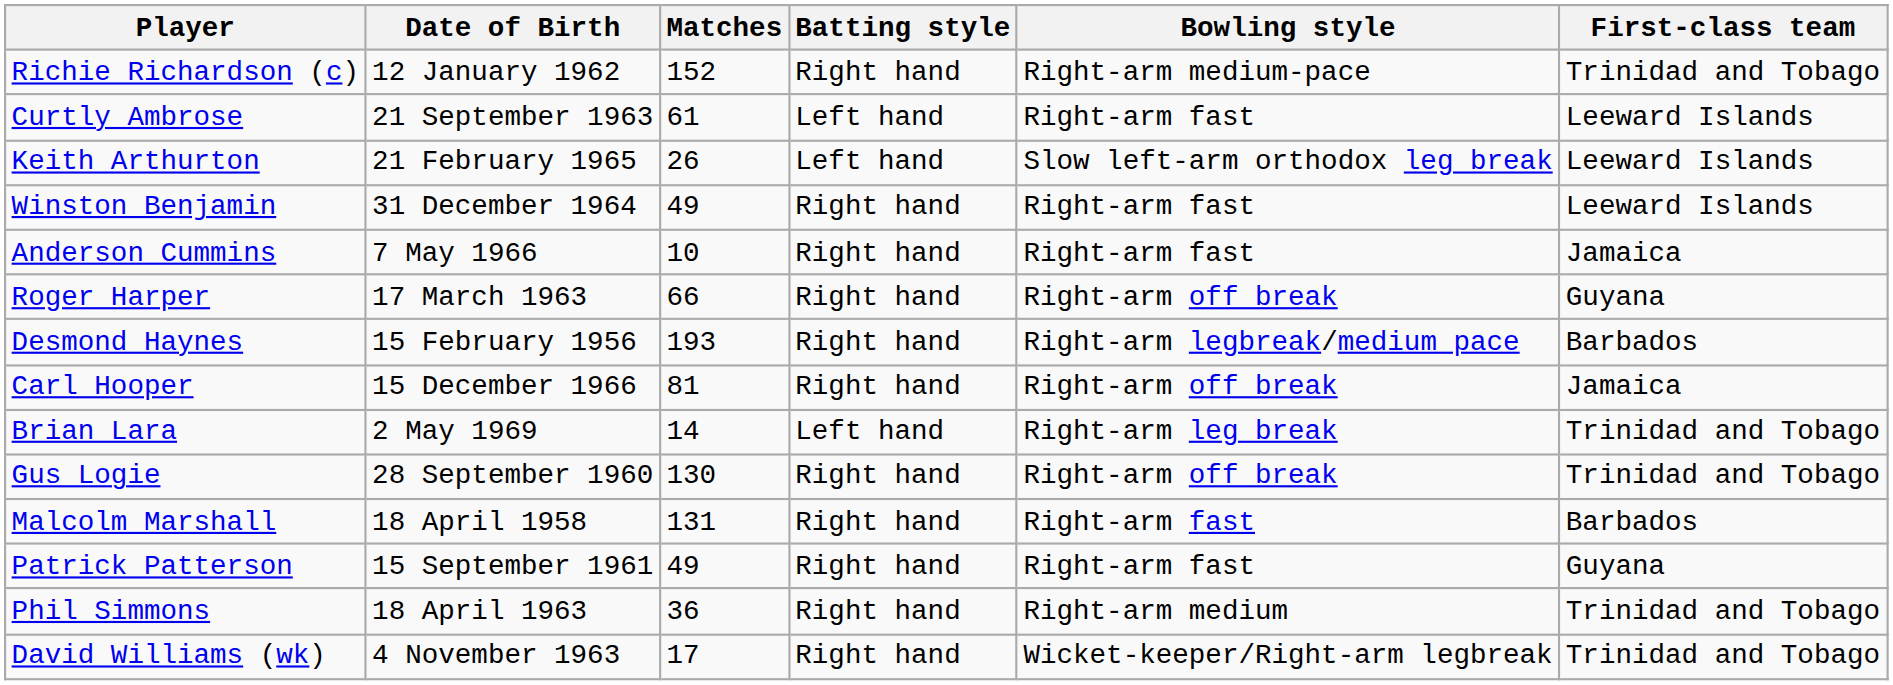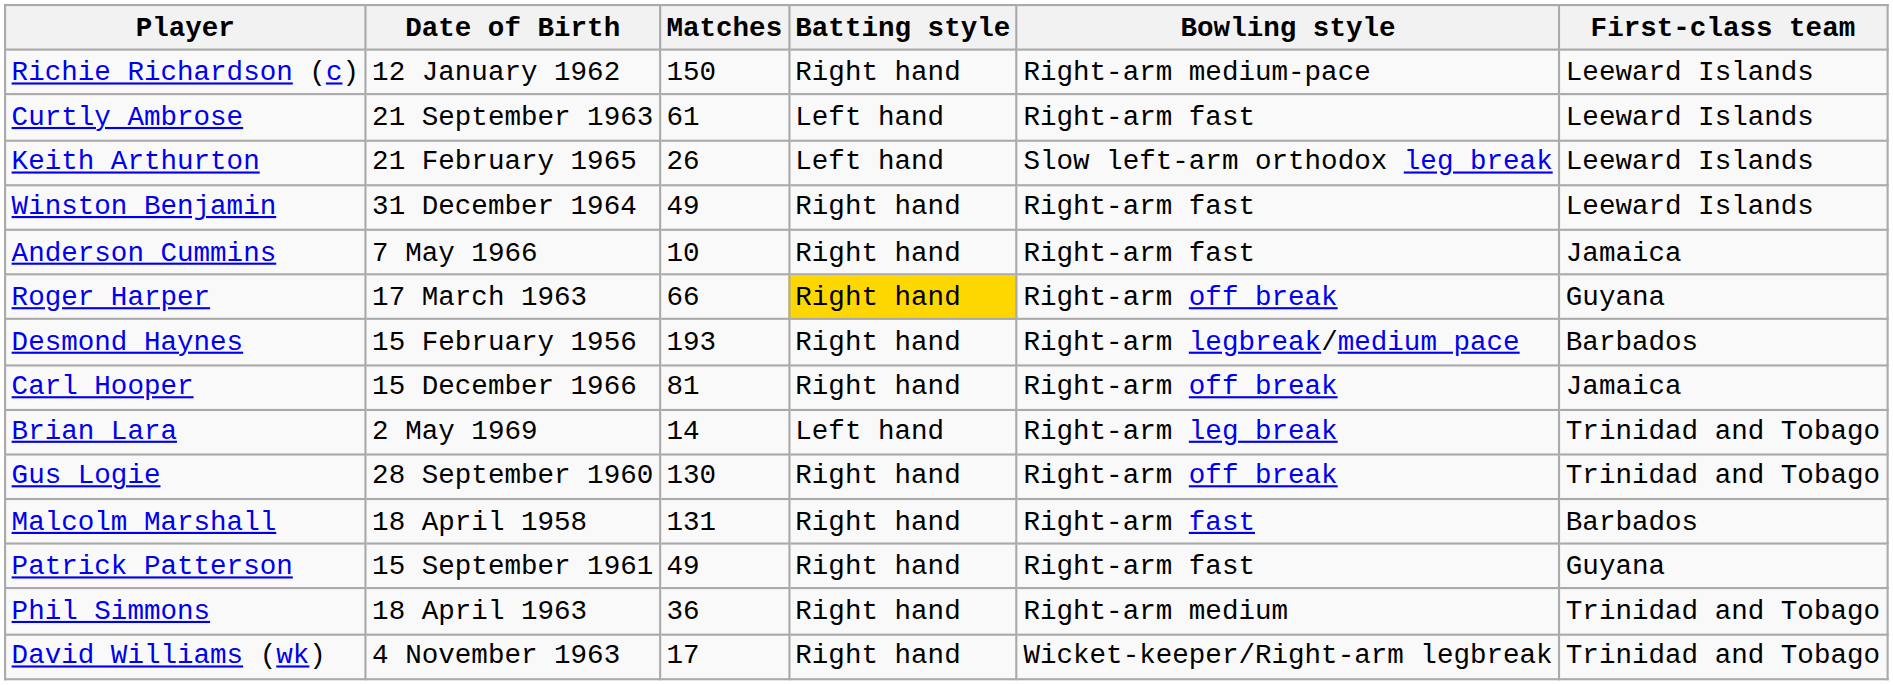(691, 72) 152 -> (691, 72) 150
(1723, 72) Trinidad and Tobago -> (1690, 72) Leeward Islands
(878, 297) no background -> (878, 297) gold background
